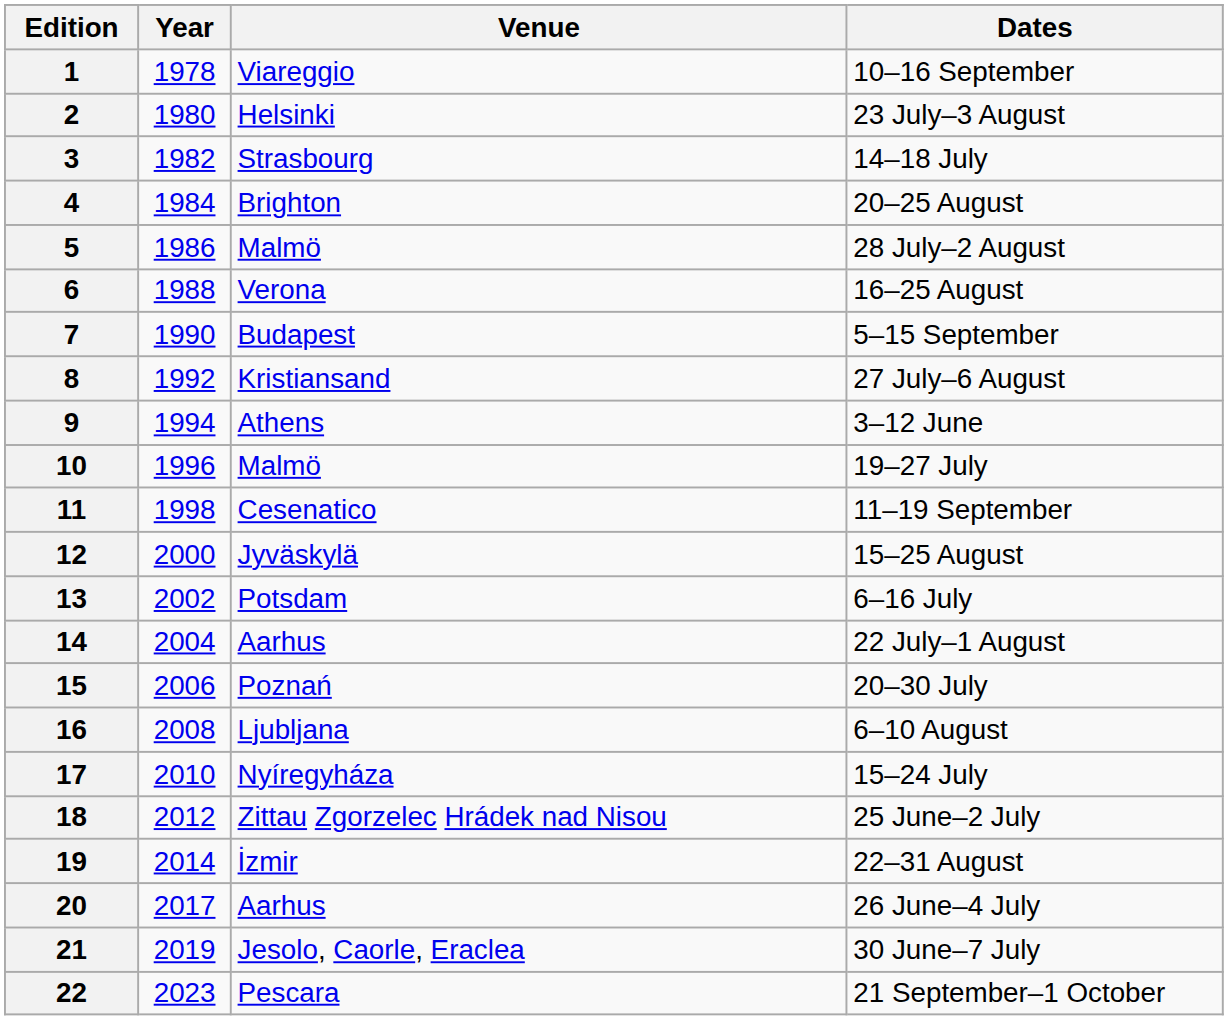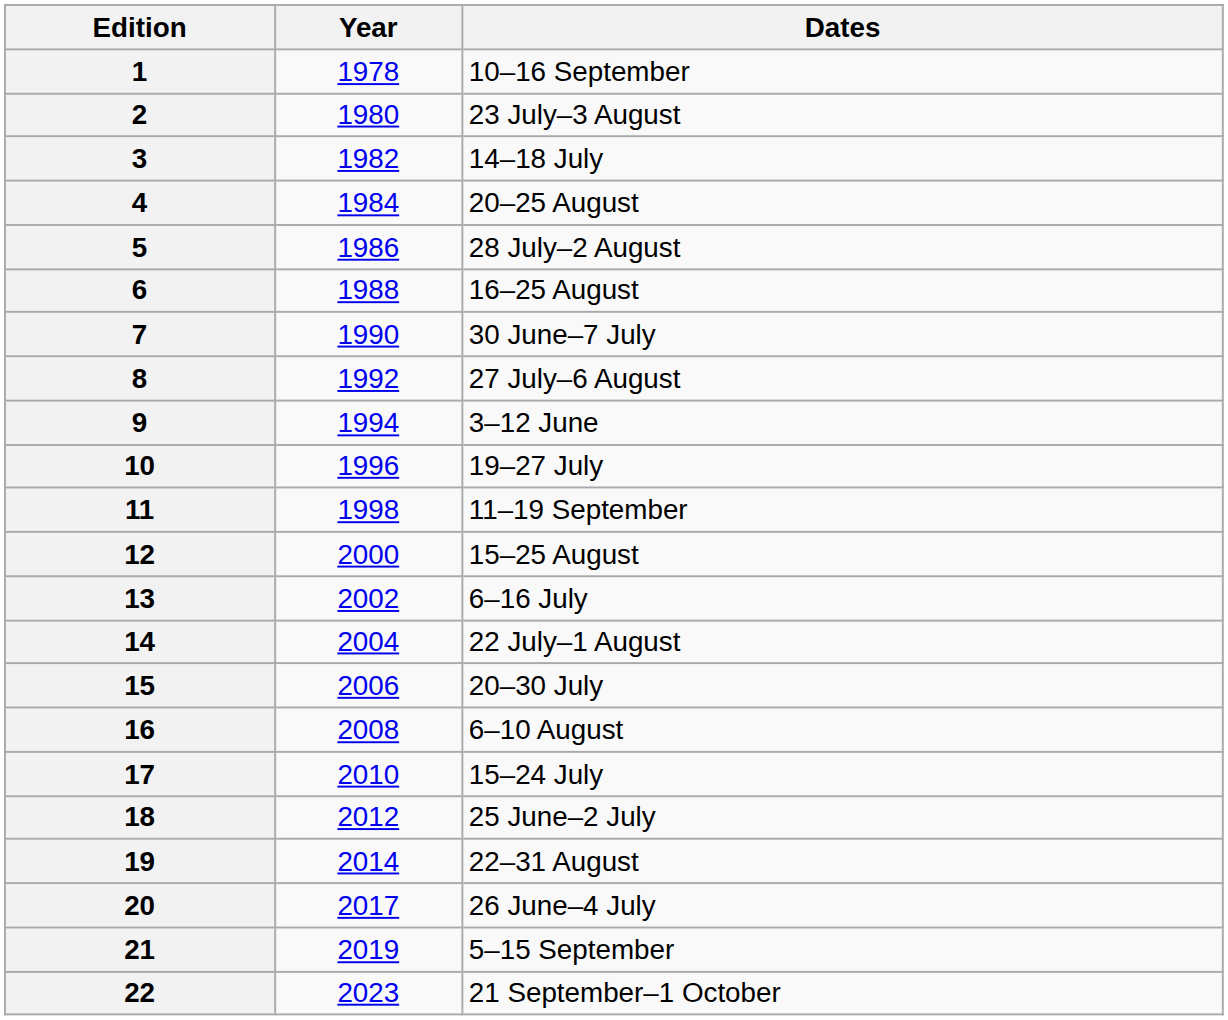- column: (539, 27)
(956, 335) 5–15 September -> (562, 335) 30 June–7 July
(947, 949) 30 June–7 July -> (572, 949) 5–15 September
